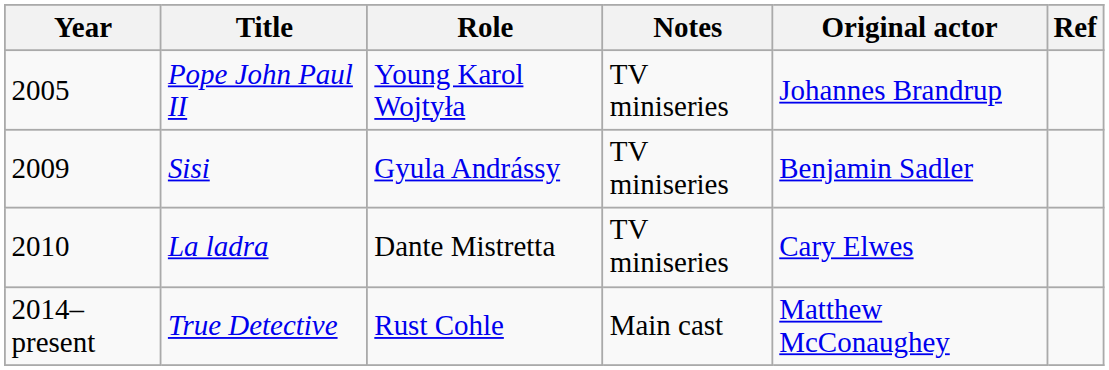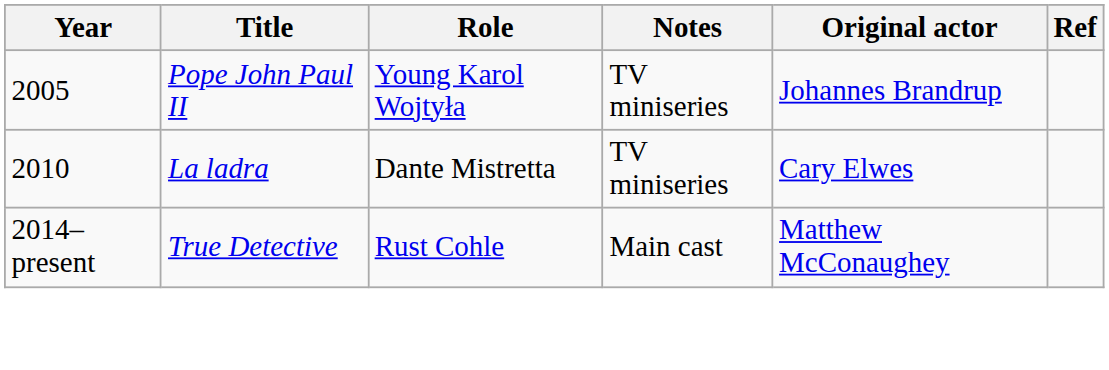- row: (189, 168)
